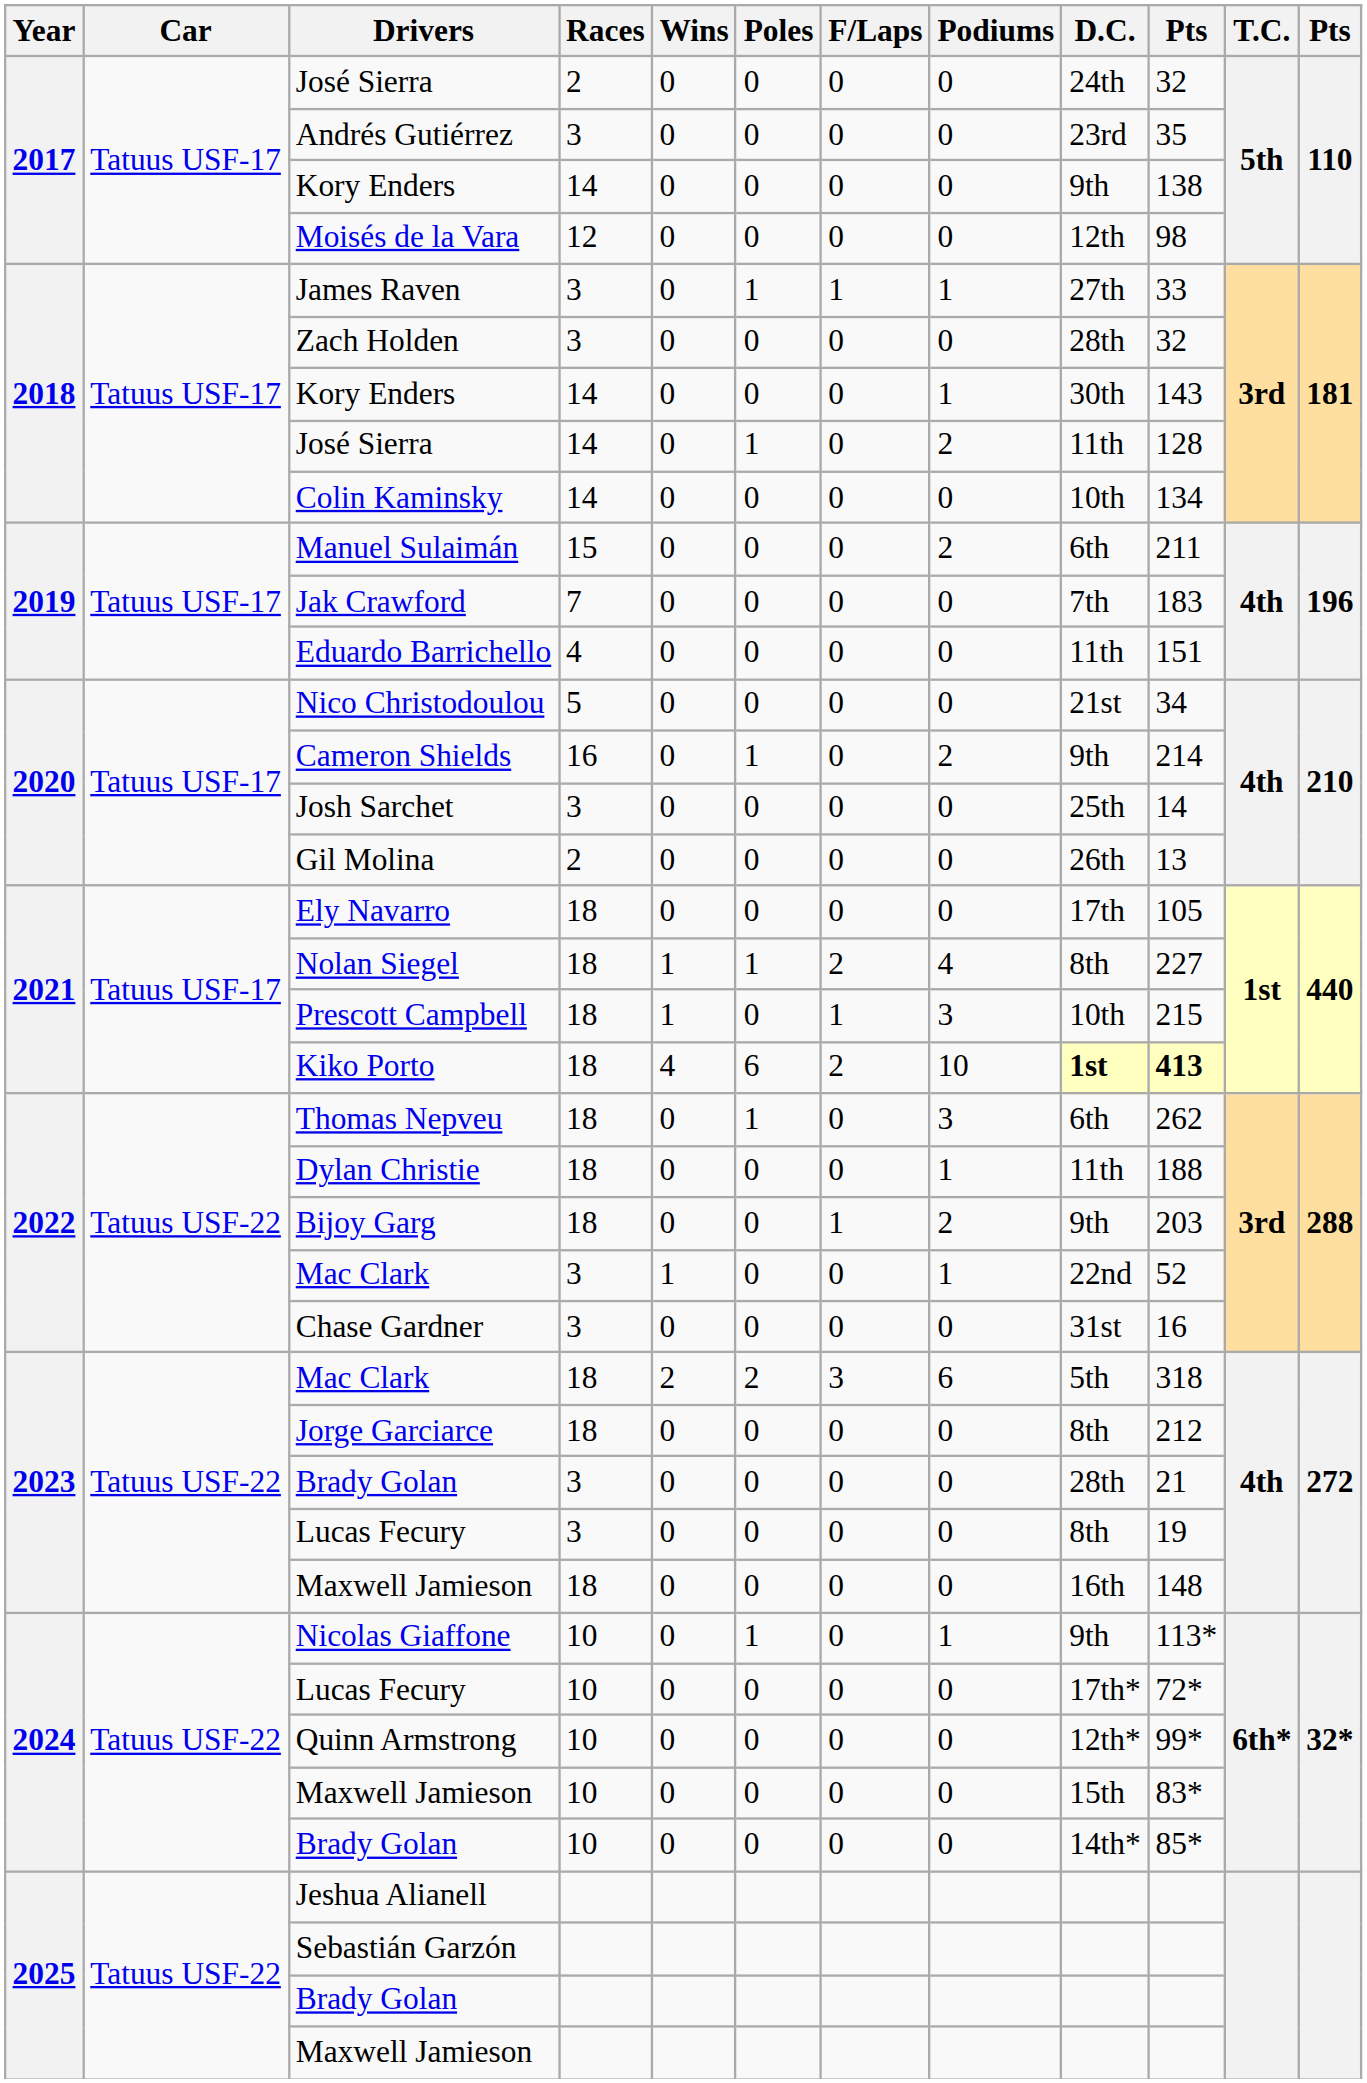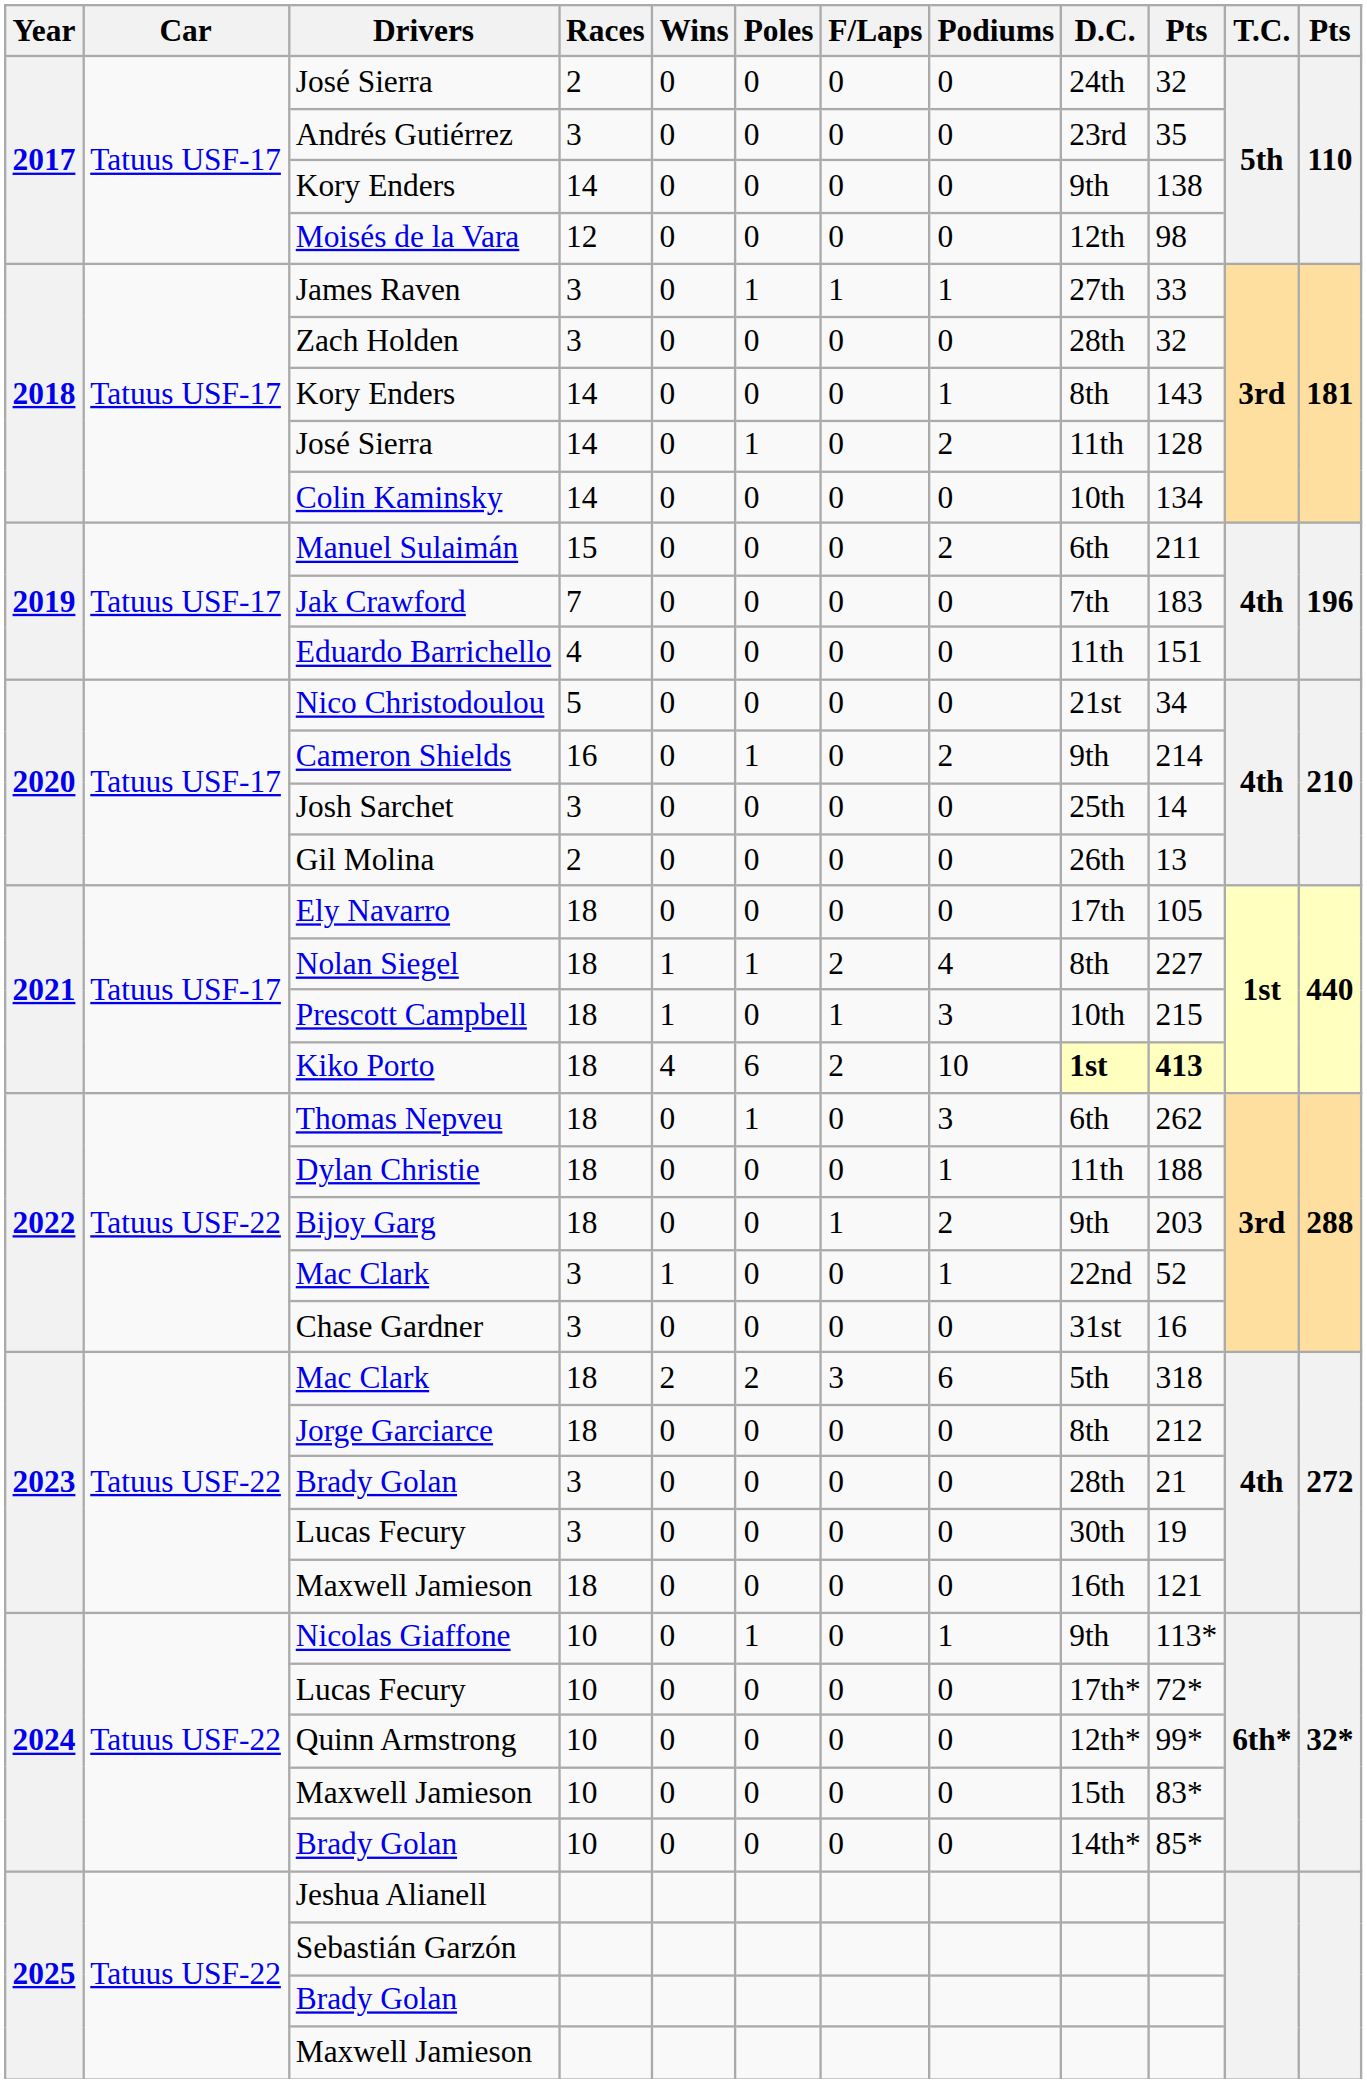(1097, 392) 30th -> (1089, 392) 8th
(1089, 1533) 8th -> (1097, 1533) 30th
(1179, 1584) 148 -> (1179, 1584) 121
